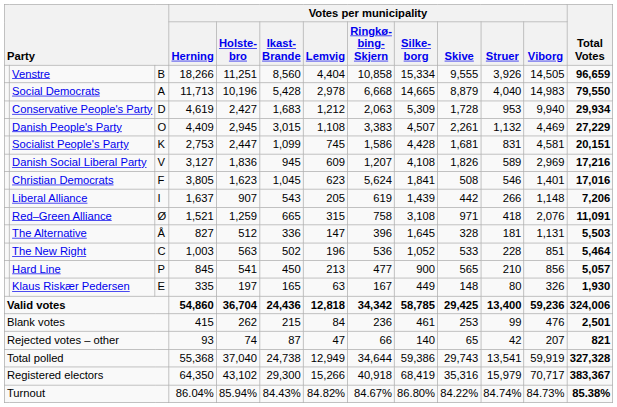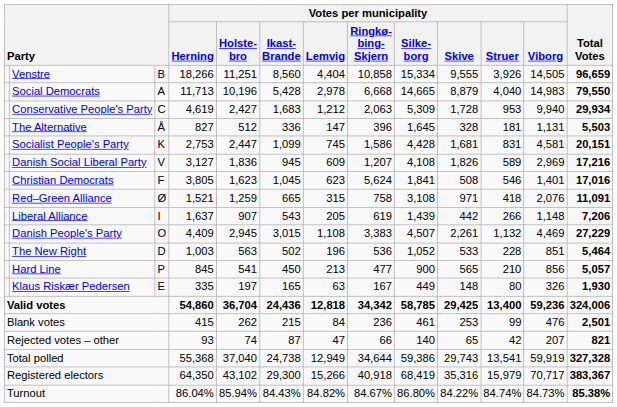(162, 109) D -> (162, 109) C
rows swapped: (67, 127) <-> (49, 233)
rows swapped: (62, 216) <-> (50, 198)
(162, 251) C -> (162, 251) D
